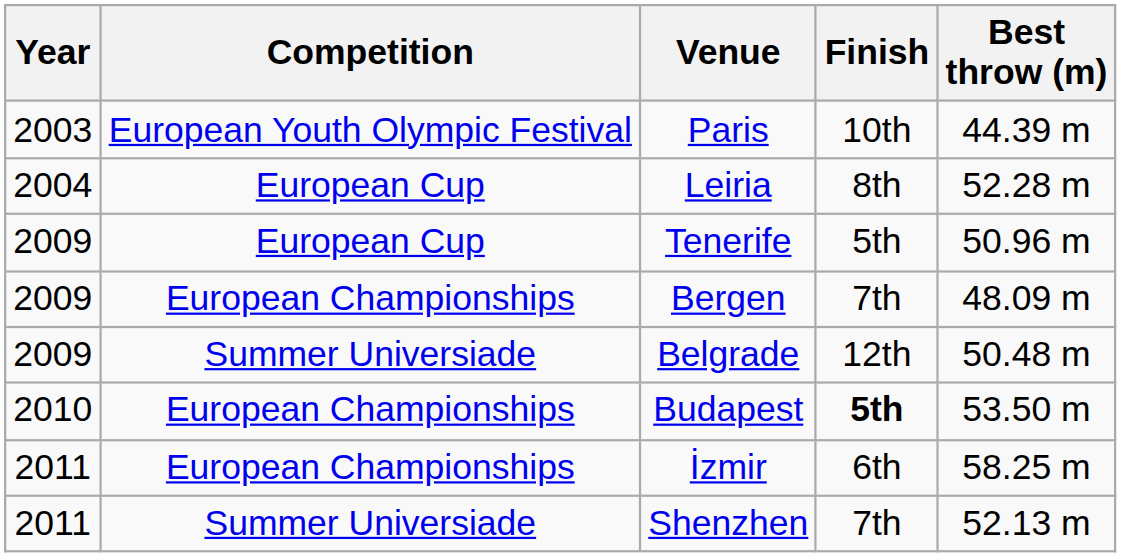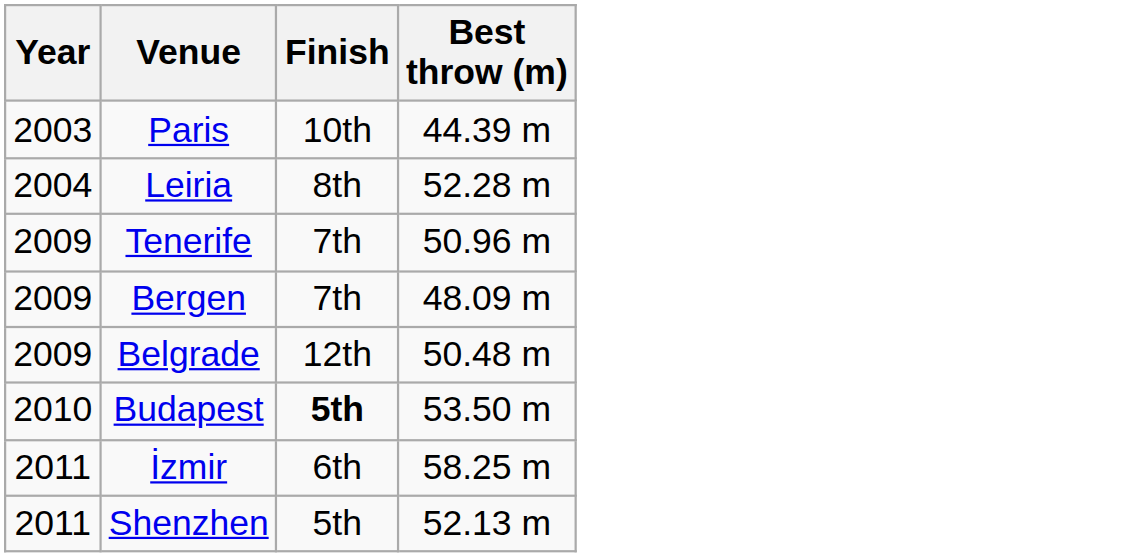- column: (370, 52)
(877, 241) 5th -> (337, 241) 7th
(877, 523) 7th -> (337, 523) 5th
